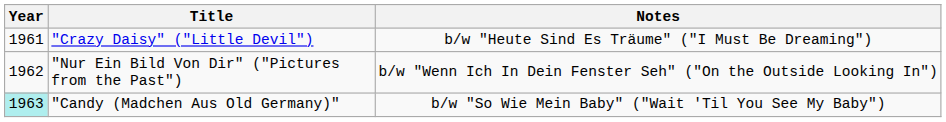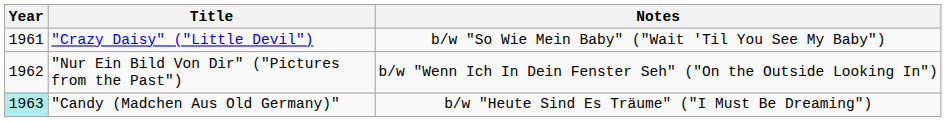(658, 40) b/w "Heute Sind Es Träume" ("I Must Be Dreaming") -> (658, 40) b/w "So Wie Mein Baby" ("Wait 'Til You See My Baby")
(658, 104) b/w "So Wie Mein Baby" ("Wait 'Til You See My Baby") -> (658, 104) b/w "Heute Sind Es Träume" ("I Must Be Dreaming")
